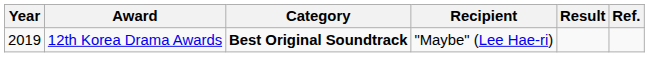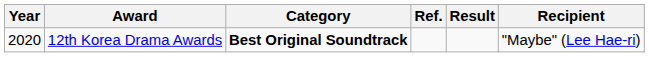columns swapped: (484, 16) <-> (626, 16)
(24, 39) 2019 -> (24, 39) 2020
